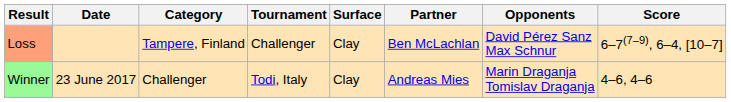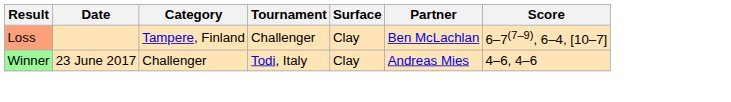- column: (540, 15)
